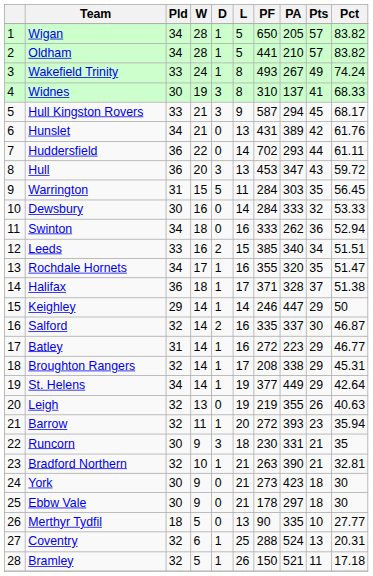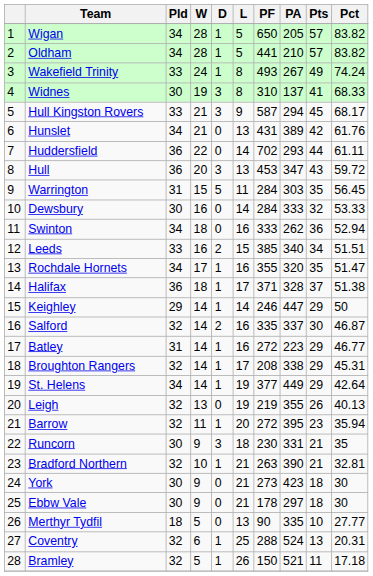(350, 405) 40.63 -> (350, 405) 40.13
(293, 424) 393 -> (293, 424) 395
